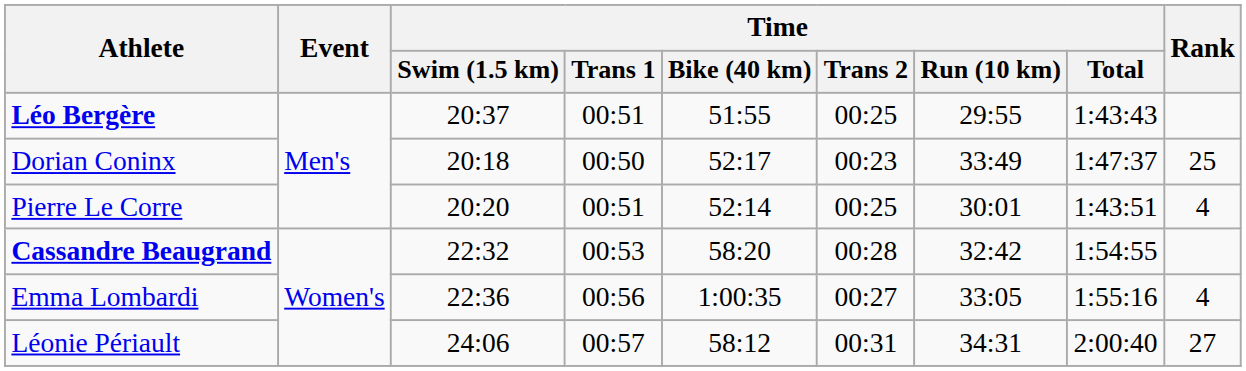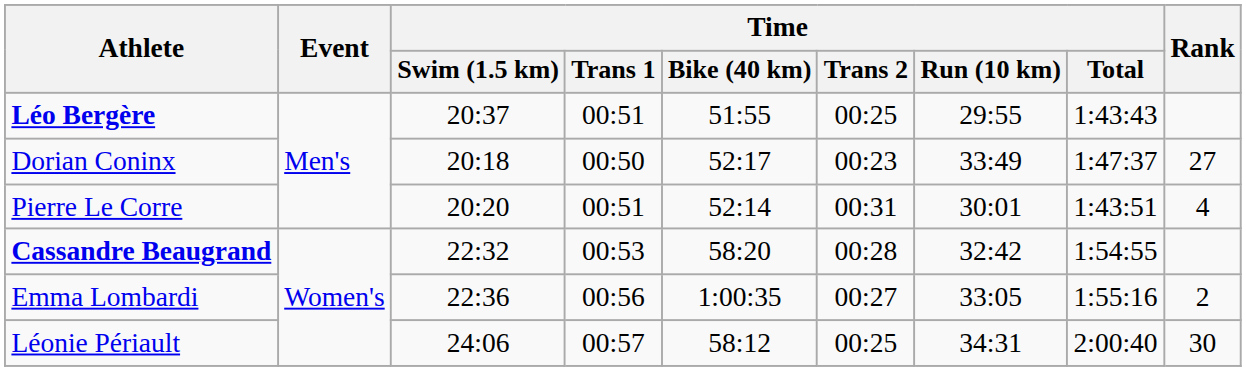(1203, 161) 25 -> (1203, 161) 27
(866, 206) 00:25 -> (866, 206) 00:31
(1203, 297) 4 -> (1203, 297) 2
(866, 342) 00:31 -> (866, 342) 00:25
(1203, 342) 27 -> (1203, 342) 30
